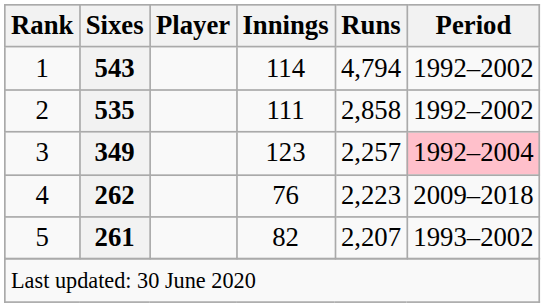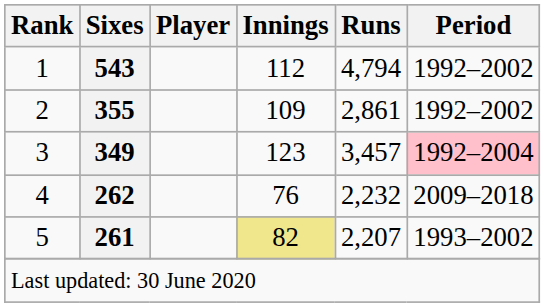(285, 68) 114 -> (285, 68) 112
(115, 110) 535 -> (115, 110) 355
(285, 110) 111 -> (285, 110) 109
(371, 110) 2,858 -> (371, 110) 2,861
(371, 152) 2,257 -> (371, 152) 3,457
(371, 195) 2,223 -> (371, 195) 2,232
(285, 237) no background -> (285, 237) khaki background
